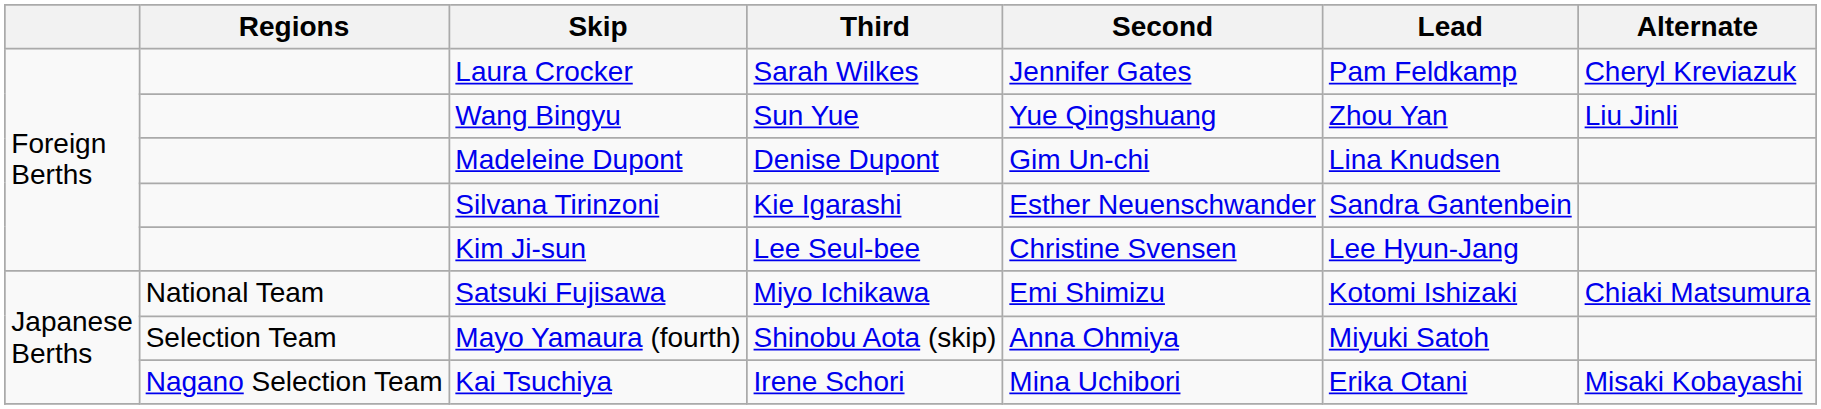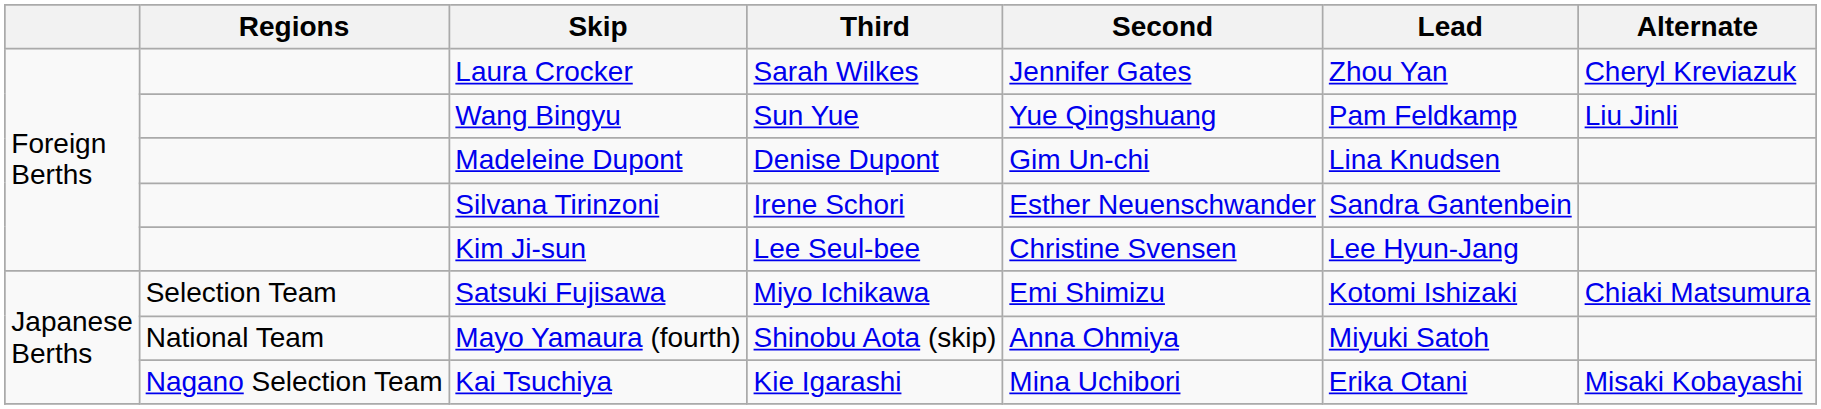(1423, 71) Pam Feldkamp -> (1388, 71) Zhou Yan
(1388, 115) Zhou Yan -> (1423, 115) Pam Feldkamp
(828, 204) Kie Igarashi -> (829, 204) Irene Schori
(235, 293) National Team -> (241, 293) Selection Team
(241, 337) Selection Team -> (235, 337) National Team
(829, 381) Irene Schori -> (828, 381) Kie Igarashi
